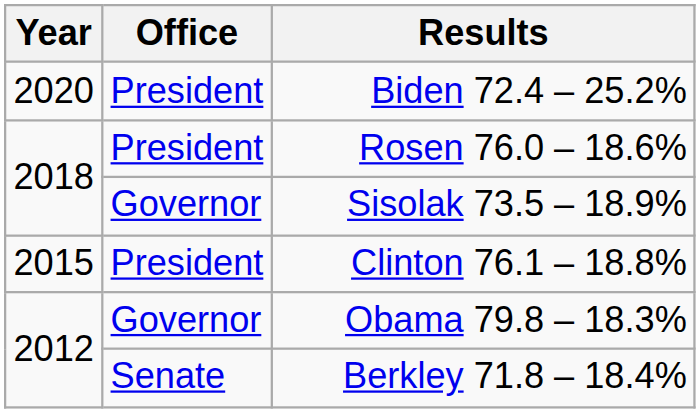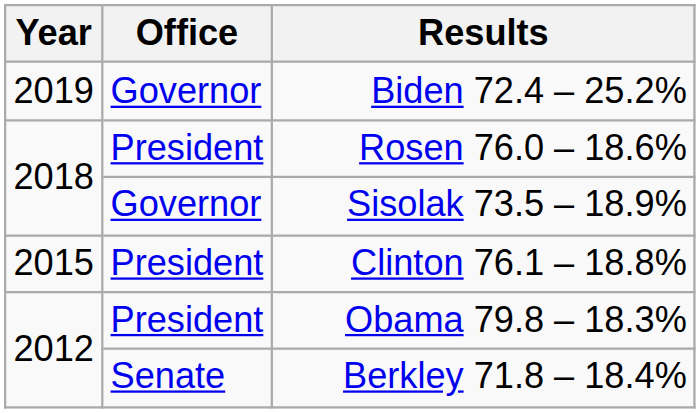(54, 90) 2020 -> (54, 90) 2019
(187, 90) President -> (186, 90) Governor
(186, 319) Governor -> (187, 319) President
